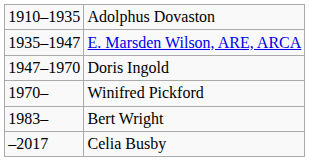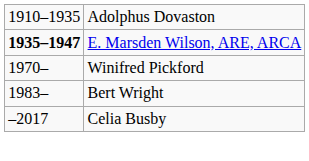(44, 42) normal -> (44, 42) bold
- row: (128, 67)
